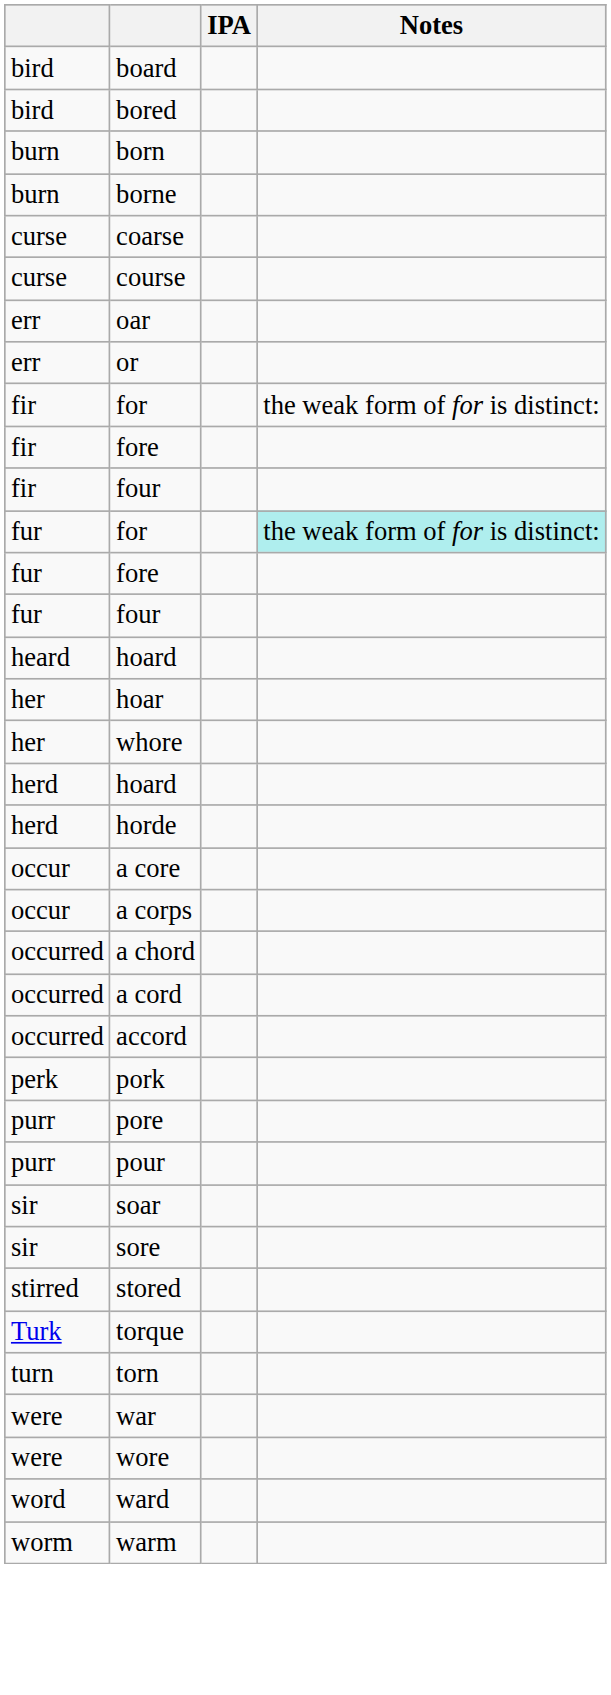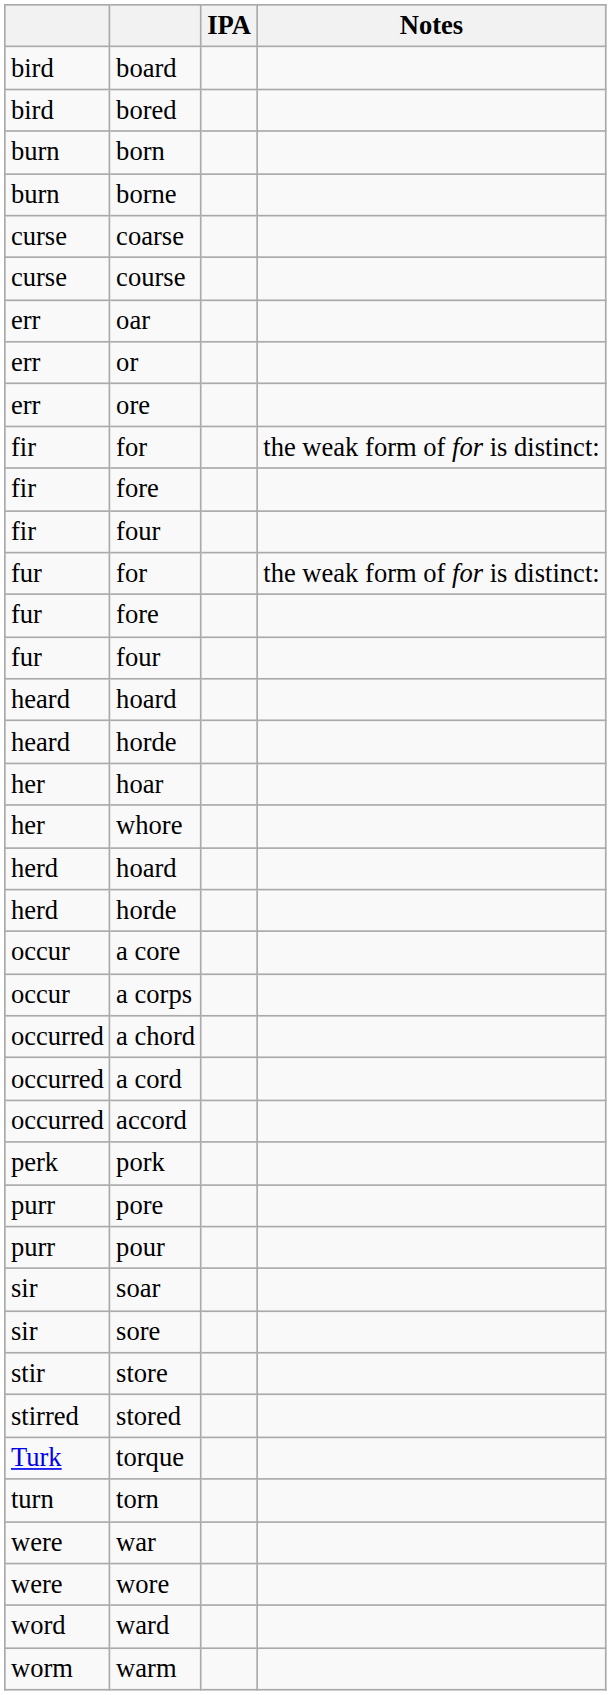+ row: (26, 404)
(431, 531) paleturquoise background -> (431, 573) no background
+ row: (40, 741)
+ row: (28, 1373)
